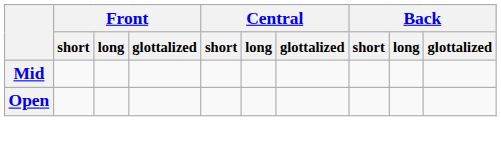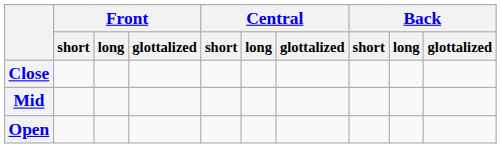+ row: (29, 73)
